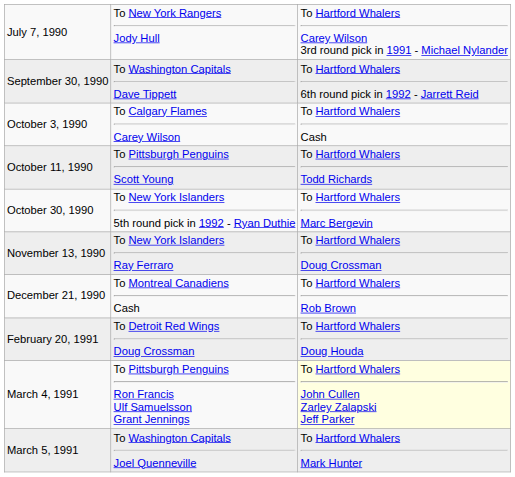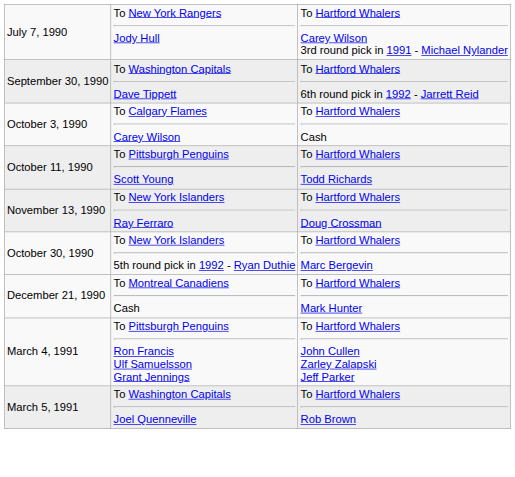rows swapped: (50, 210) <-> (56, 253)
(404, 296) To Hartford Whalers Rob Brown -> (404, 296) To Hartford Whalers Mark Hunter
- row: (53, 339)
(404, 394) lightyellow background -> (404, 351) no background
(404, 450) To Hartford Whalers Mark Hunter -> (404, 407) To Hartford Whalers Rob Brown
